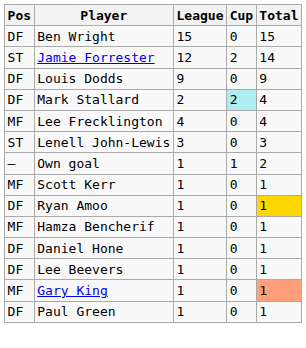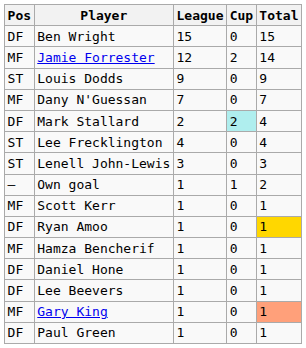(15, 57) ST -> (15, 57) MF
(15, 79) DF -> (15, 79) ST
+ row: (92, 100)
(15, 121) MF -> (15, 142) ST
